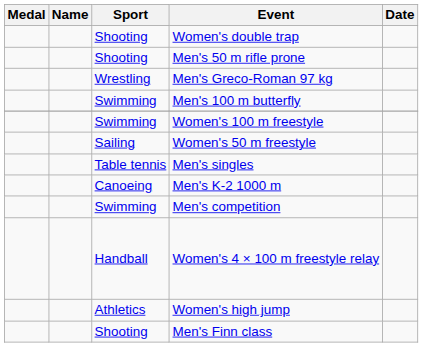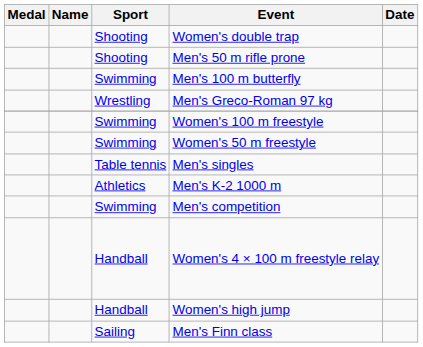rows swapped: (237, 100) <-> (253, 79)
(115, 143) Sailing -> (126, 143) Swimming
(123, 185) Canoeing -> (120, 185) Athletics
(120, 310) Athletics -> (121, 310) Handball
(121, 331) Shooting -> (115, 331) Sailing
